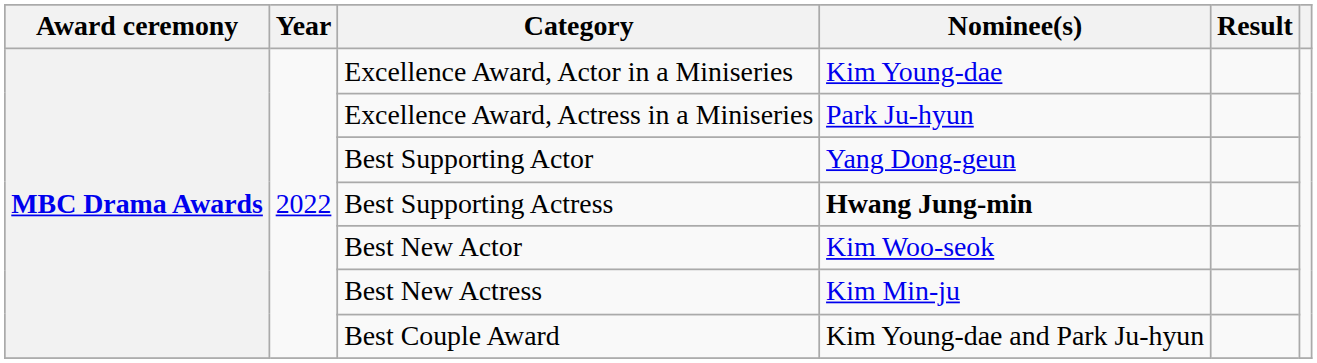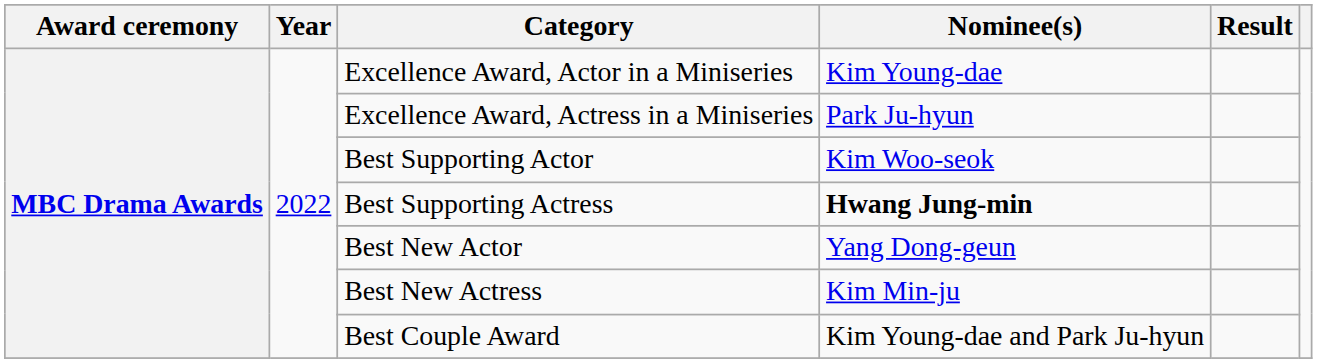(921, 159) Yang Dong-geun -> (910, 159) Kim Woo-seok
(910, 247) Kim Woo-seok -> (921, 247) Yang Dong-geun
